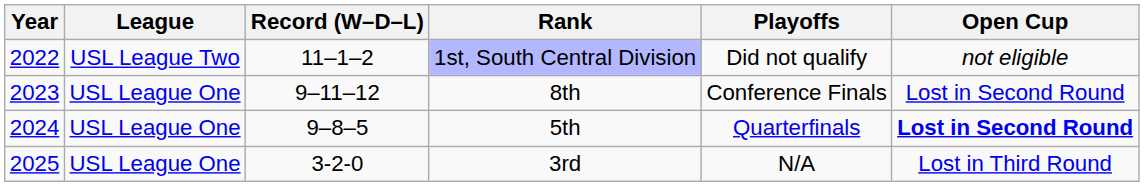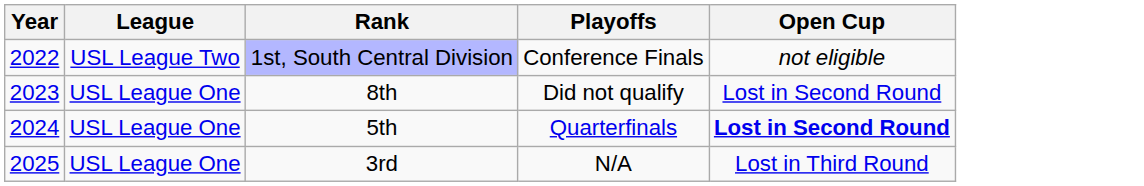- column: (337, 22)
(797, 57) Did not qualify -> (613, 57) Conference Finals
(797, 92) Conference Finals -> (613, 92) Did not qualify
